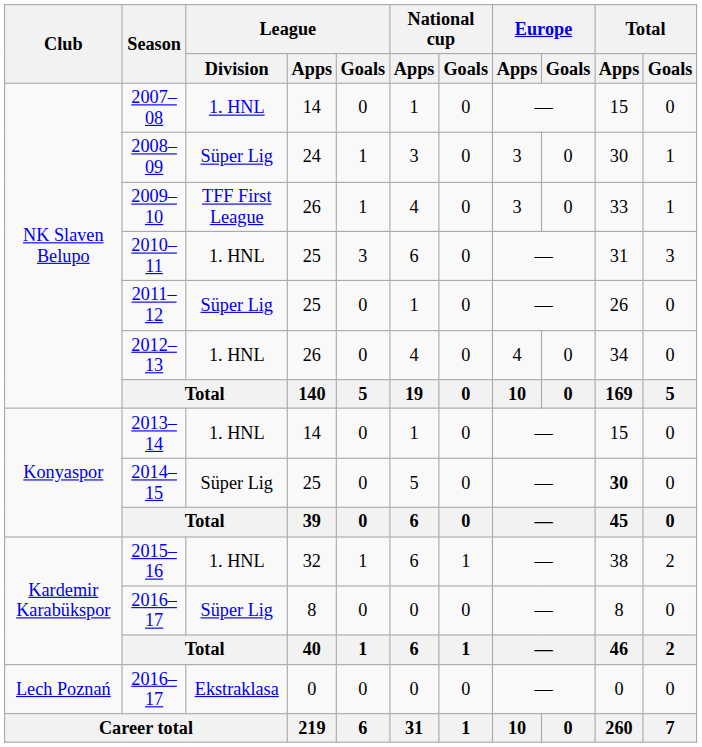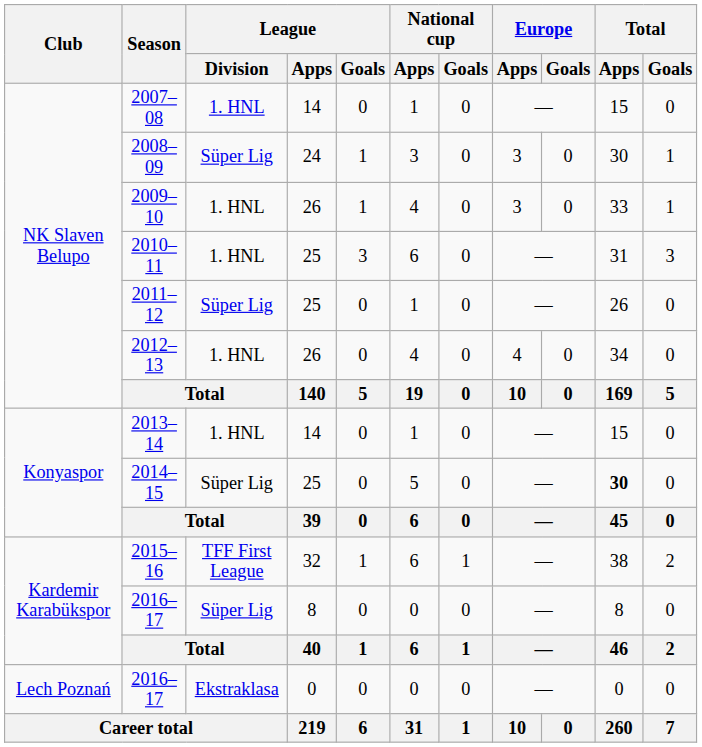(237, 206) TFF First League -> (237, 206) 1. HNL
(237, 561) 1. HNL -> (237, 561) TFF First League
